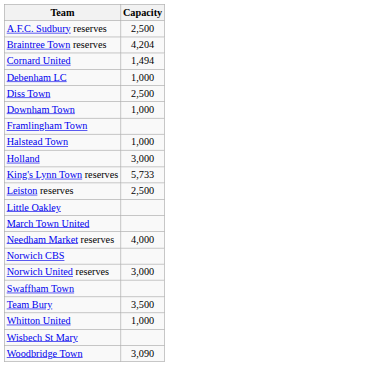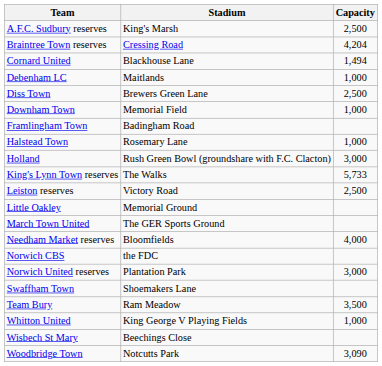+ column: (227, 12)
